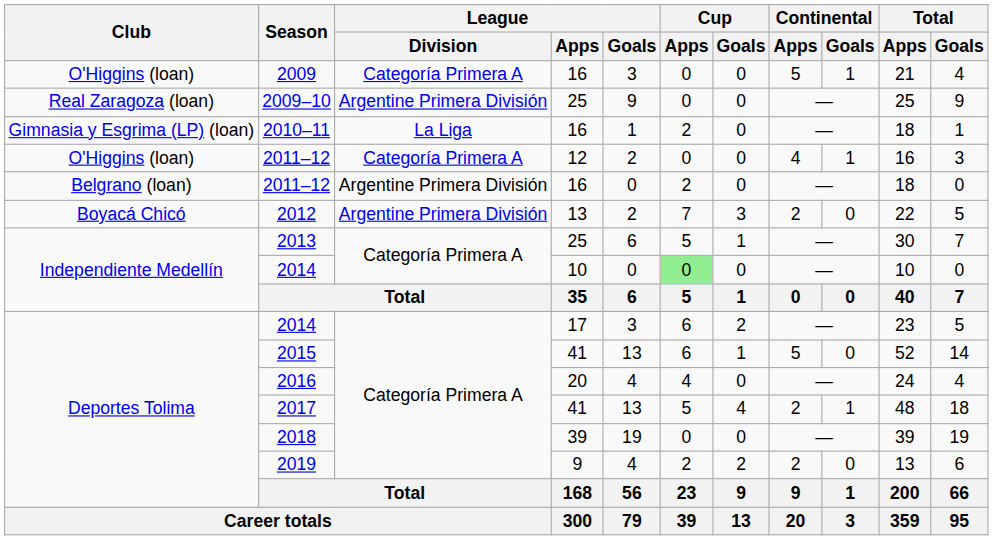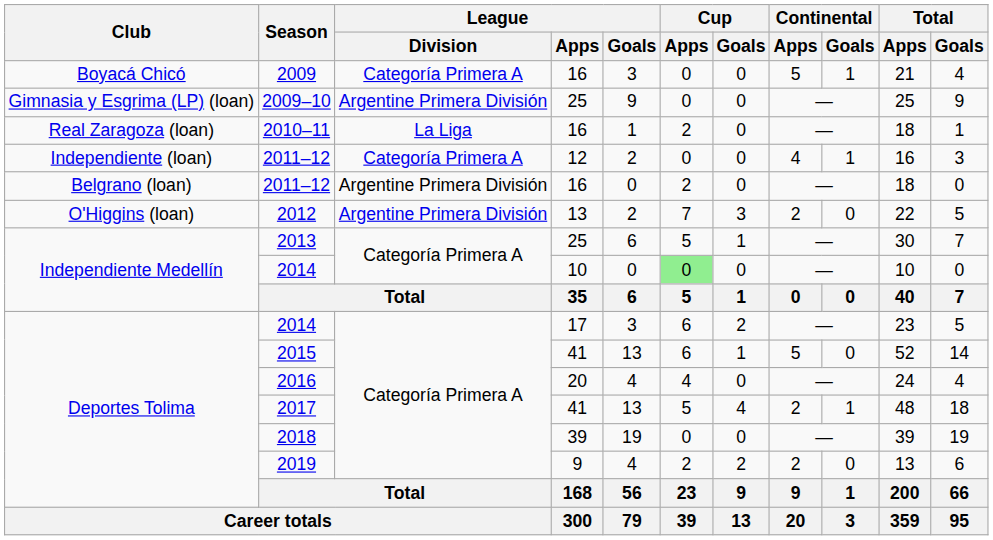(131, 74) O'Higgins (loan) -> (131, 74) Boyacá Chicó
(131, 102) Real Zaragoza (loan) -> (131, 102) Gimnasia y Esgrima (LP) (loan)
(131, 130) Gimnasia y Esgrima (LP) (loan) -> (131, 130) Real Zaragoza (loan)
(131, 158) O'Higgins (loan) -> (131, 158) Independiente (loan)
(131, 213) Boyacá Chicó -> (131, 213) O'Higgins (loan)
